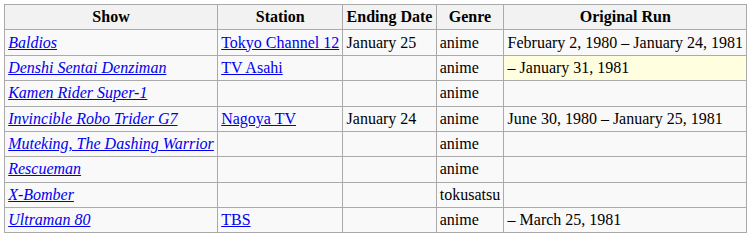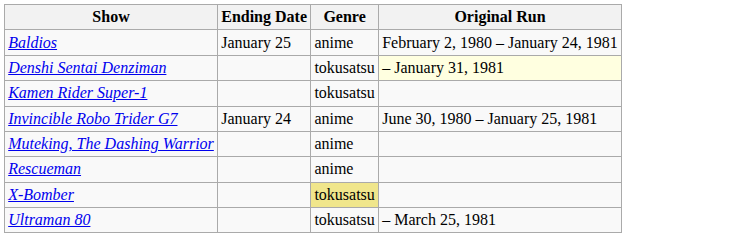- column: (280, 17)
(459, 67) anime -> (345, 67) tokusatsu
(459, 93) anime -> (345, 93) tokusatsu
(470, 194) no background -> (345, 194) khaki background
(459, 220) anime -> (345, 220) tokusatsu
